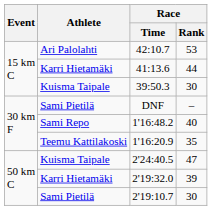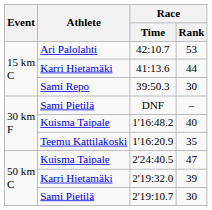(75, 87) Kuisma Taipale -> (65, 87) Sami Repo
(65, 123) Sami Repo -> (75, 123) Kuisma Taipale
